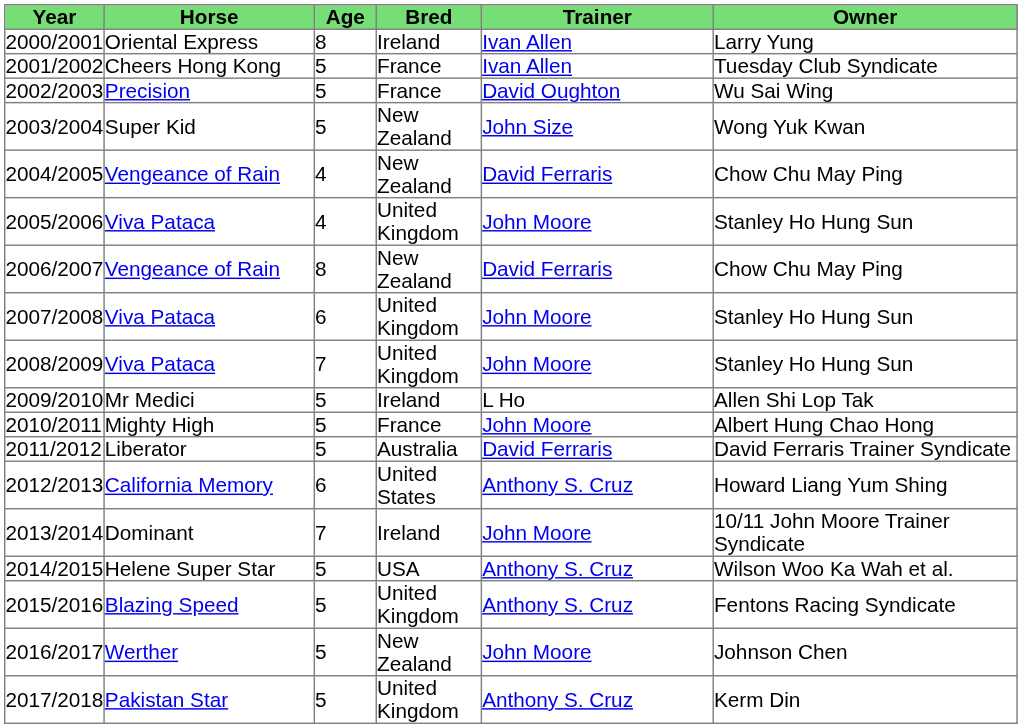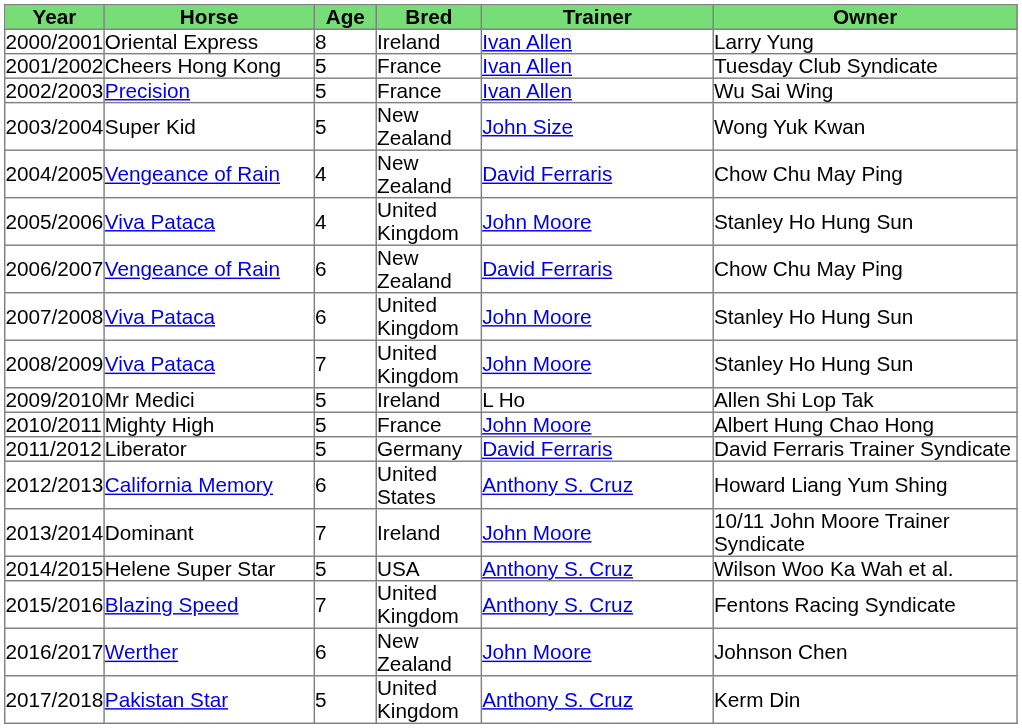(551, 90) David Oughton -> (527, 90) Ivan Allen
(321, 269) 8 -> (321, 269) 6
(417, 449) Australia -> (420, 449) Germany
(321, 604) 5 -> (321, 604) 7
(321, 652) 5 -> (321, 652) 6
